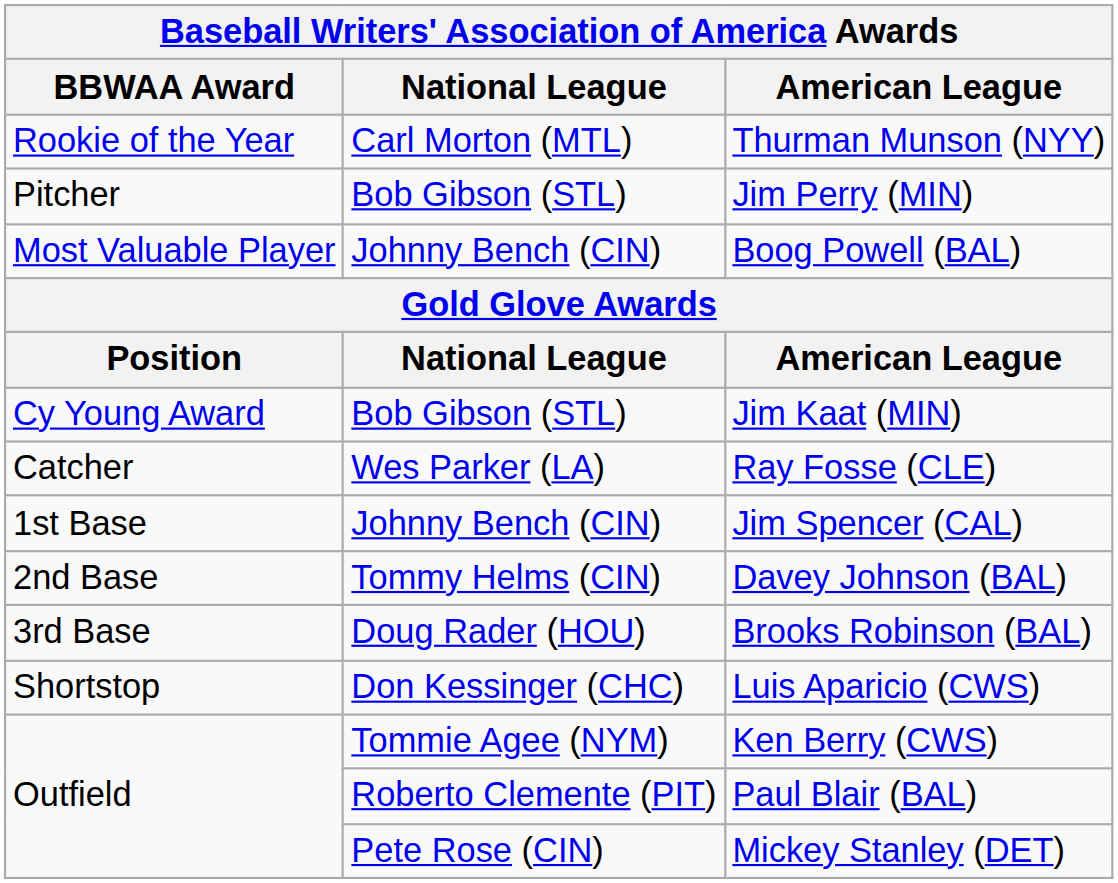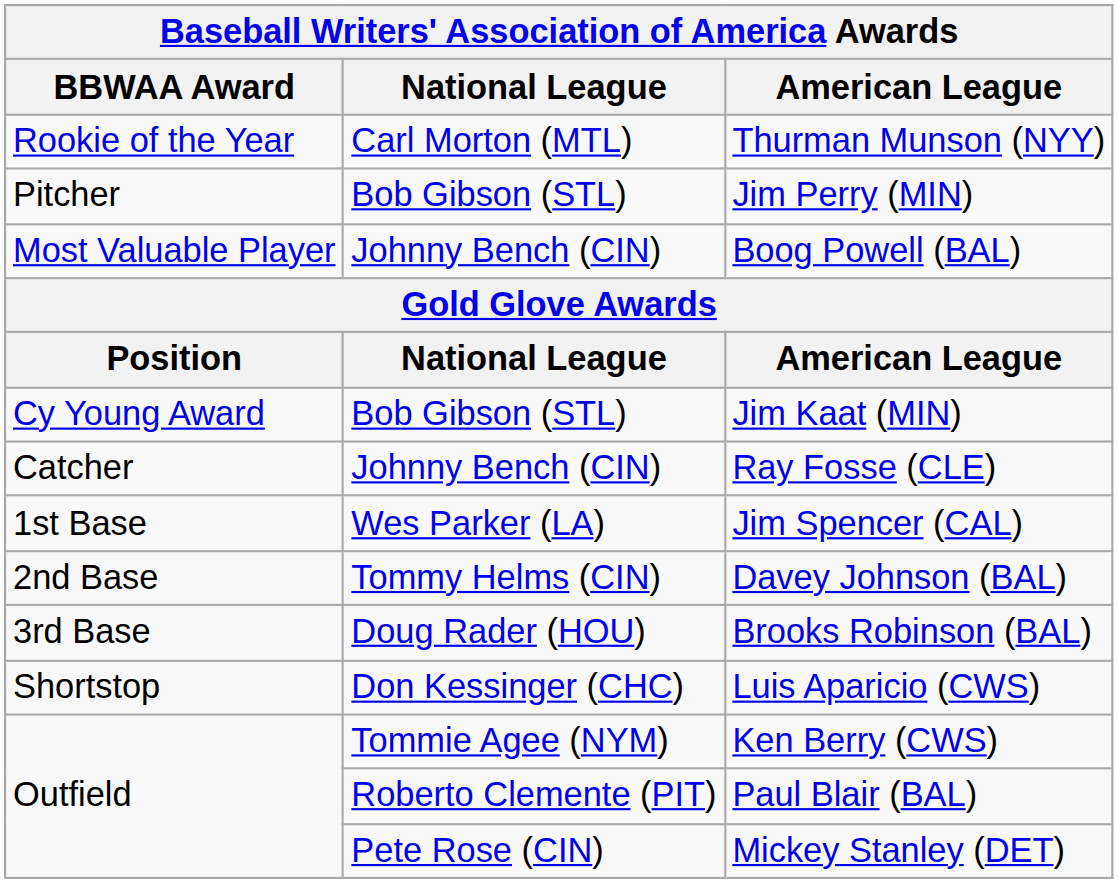(478, 468) Wes Parker (LA) -> (506, 468) Johnny Bench (CIN)
(506, 522) Johnny Bench (CIN) -> (478, 522) Wes Parker (LA)
